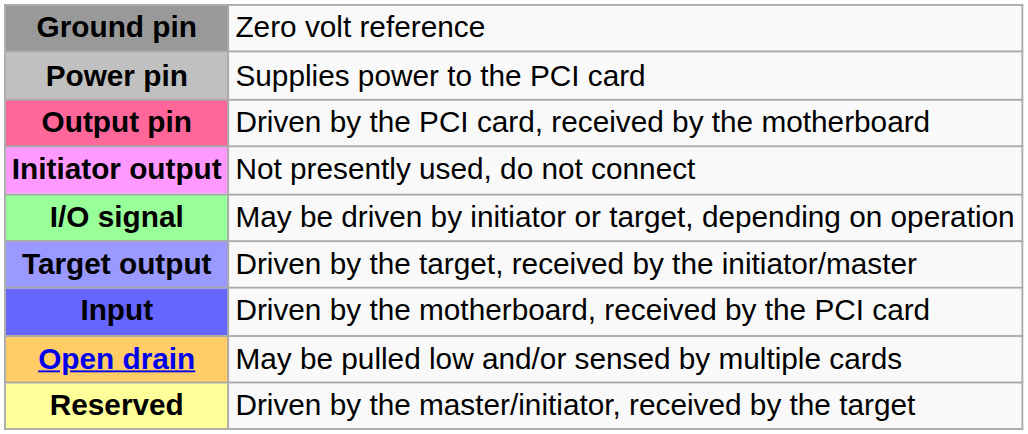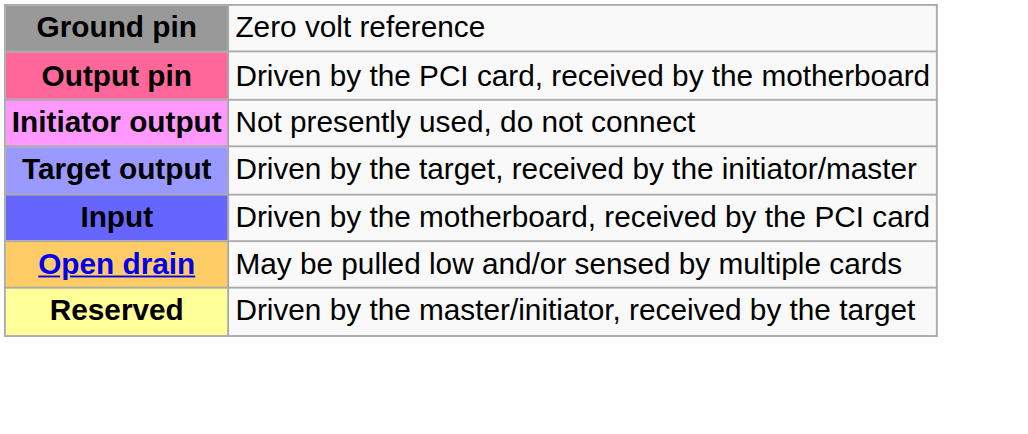- row: (117, 75)
- row: (117, 216)
